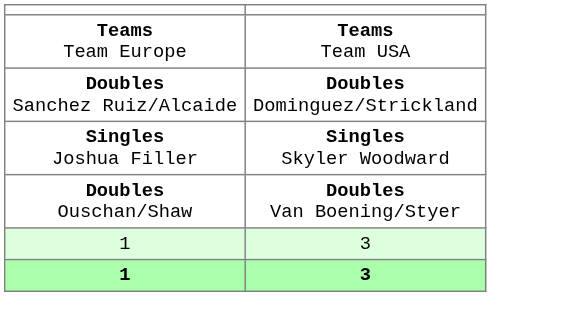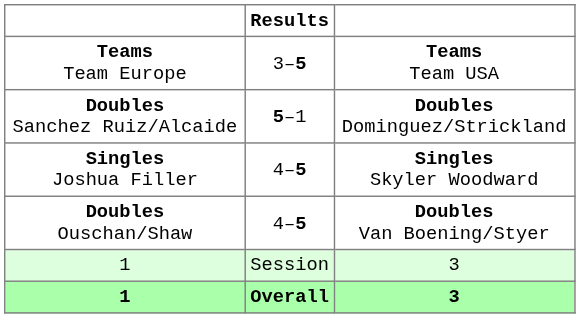+ column: (290, 21)
